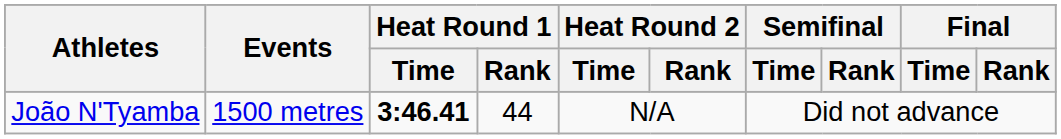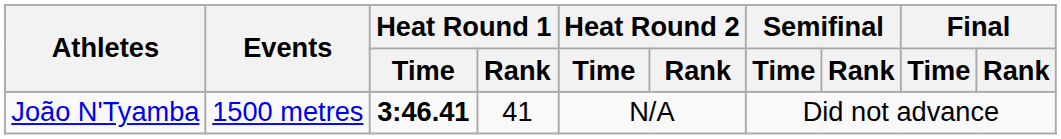(517, 113) 44 -> (517, 113) 41
